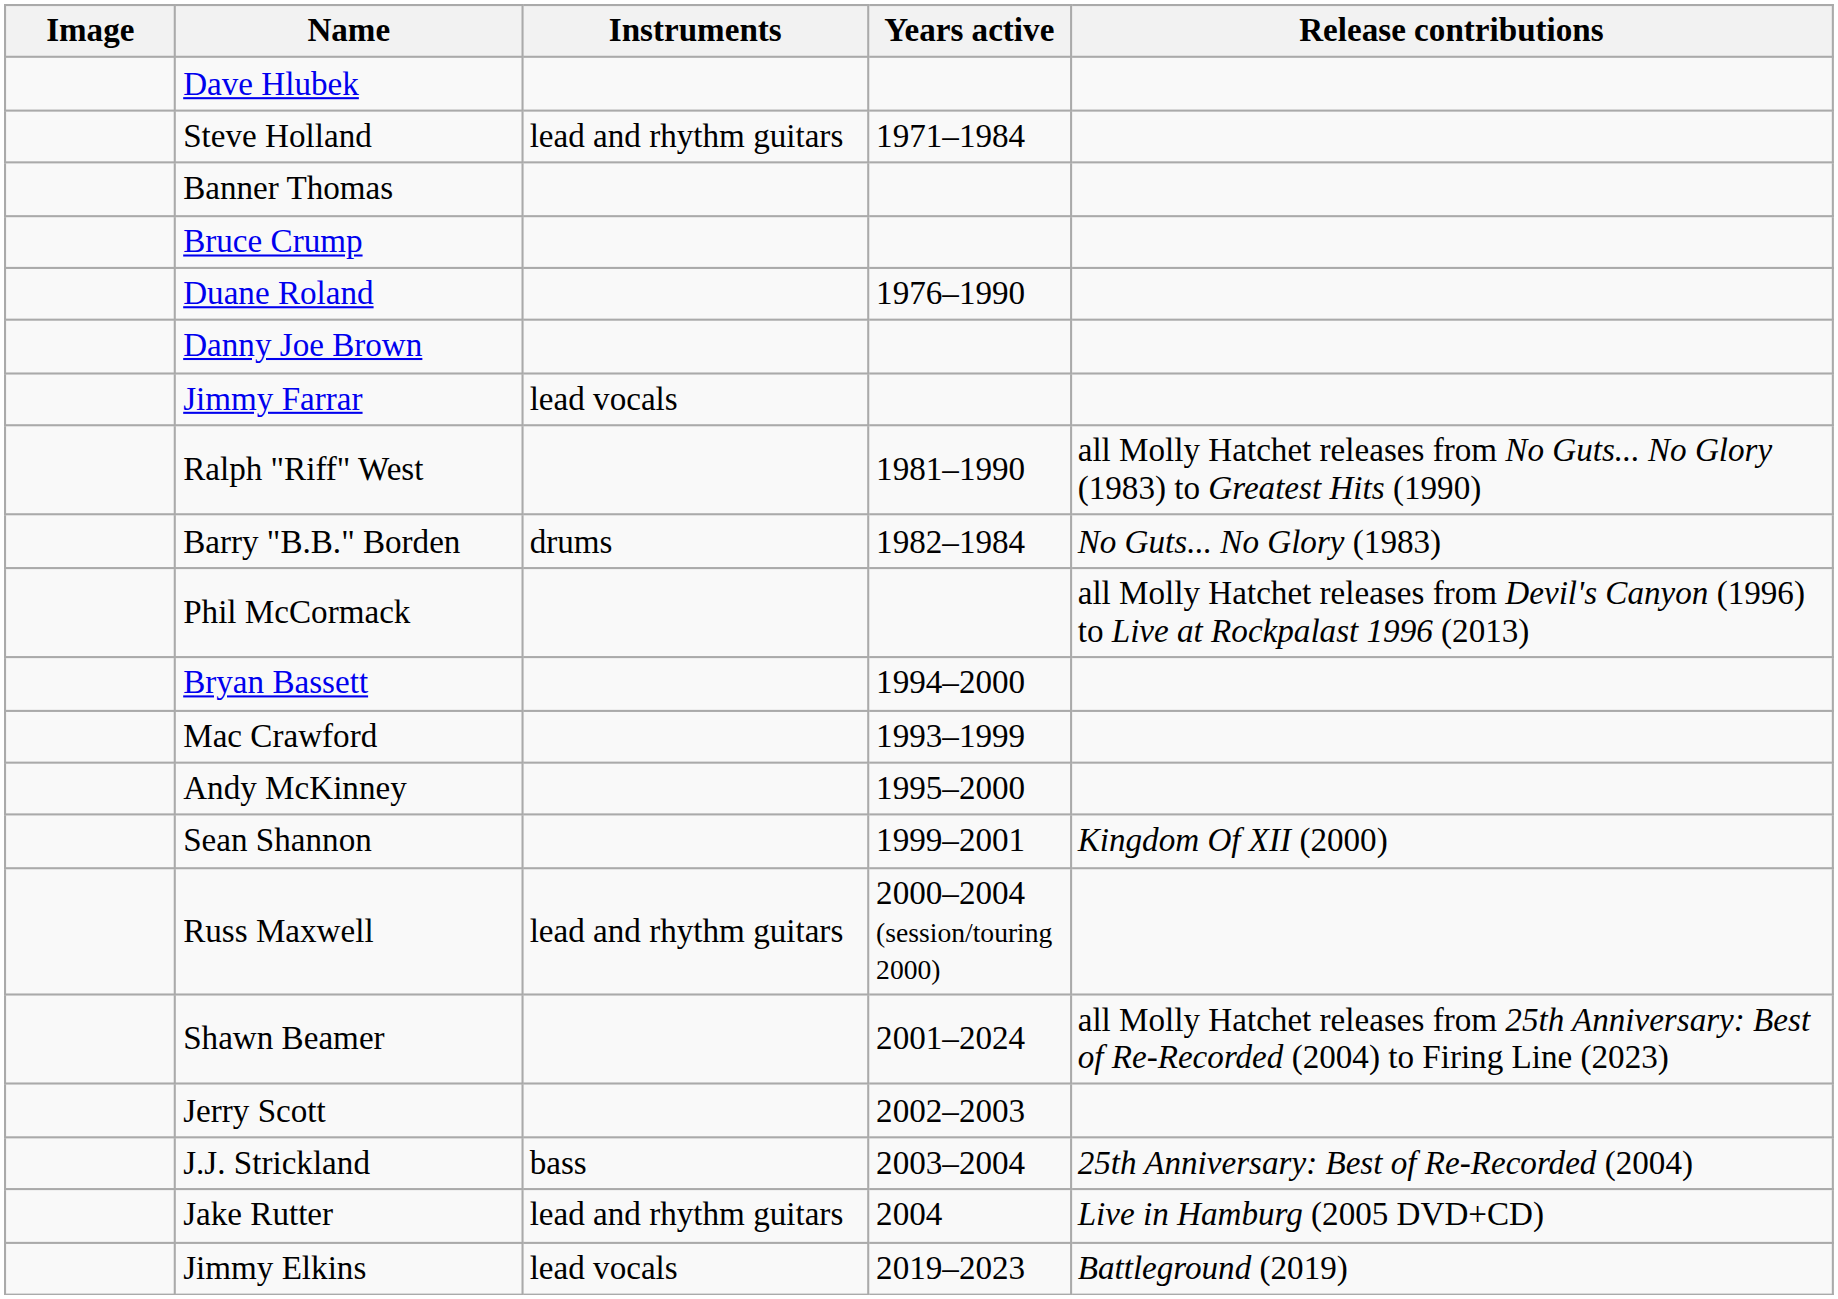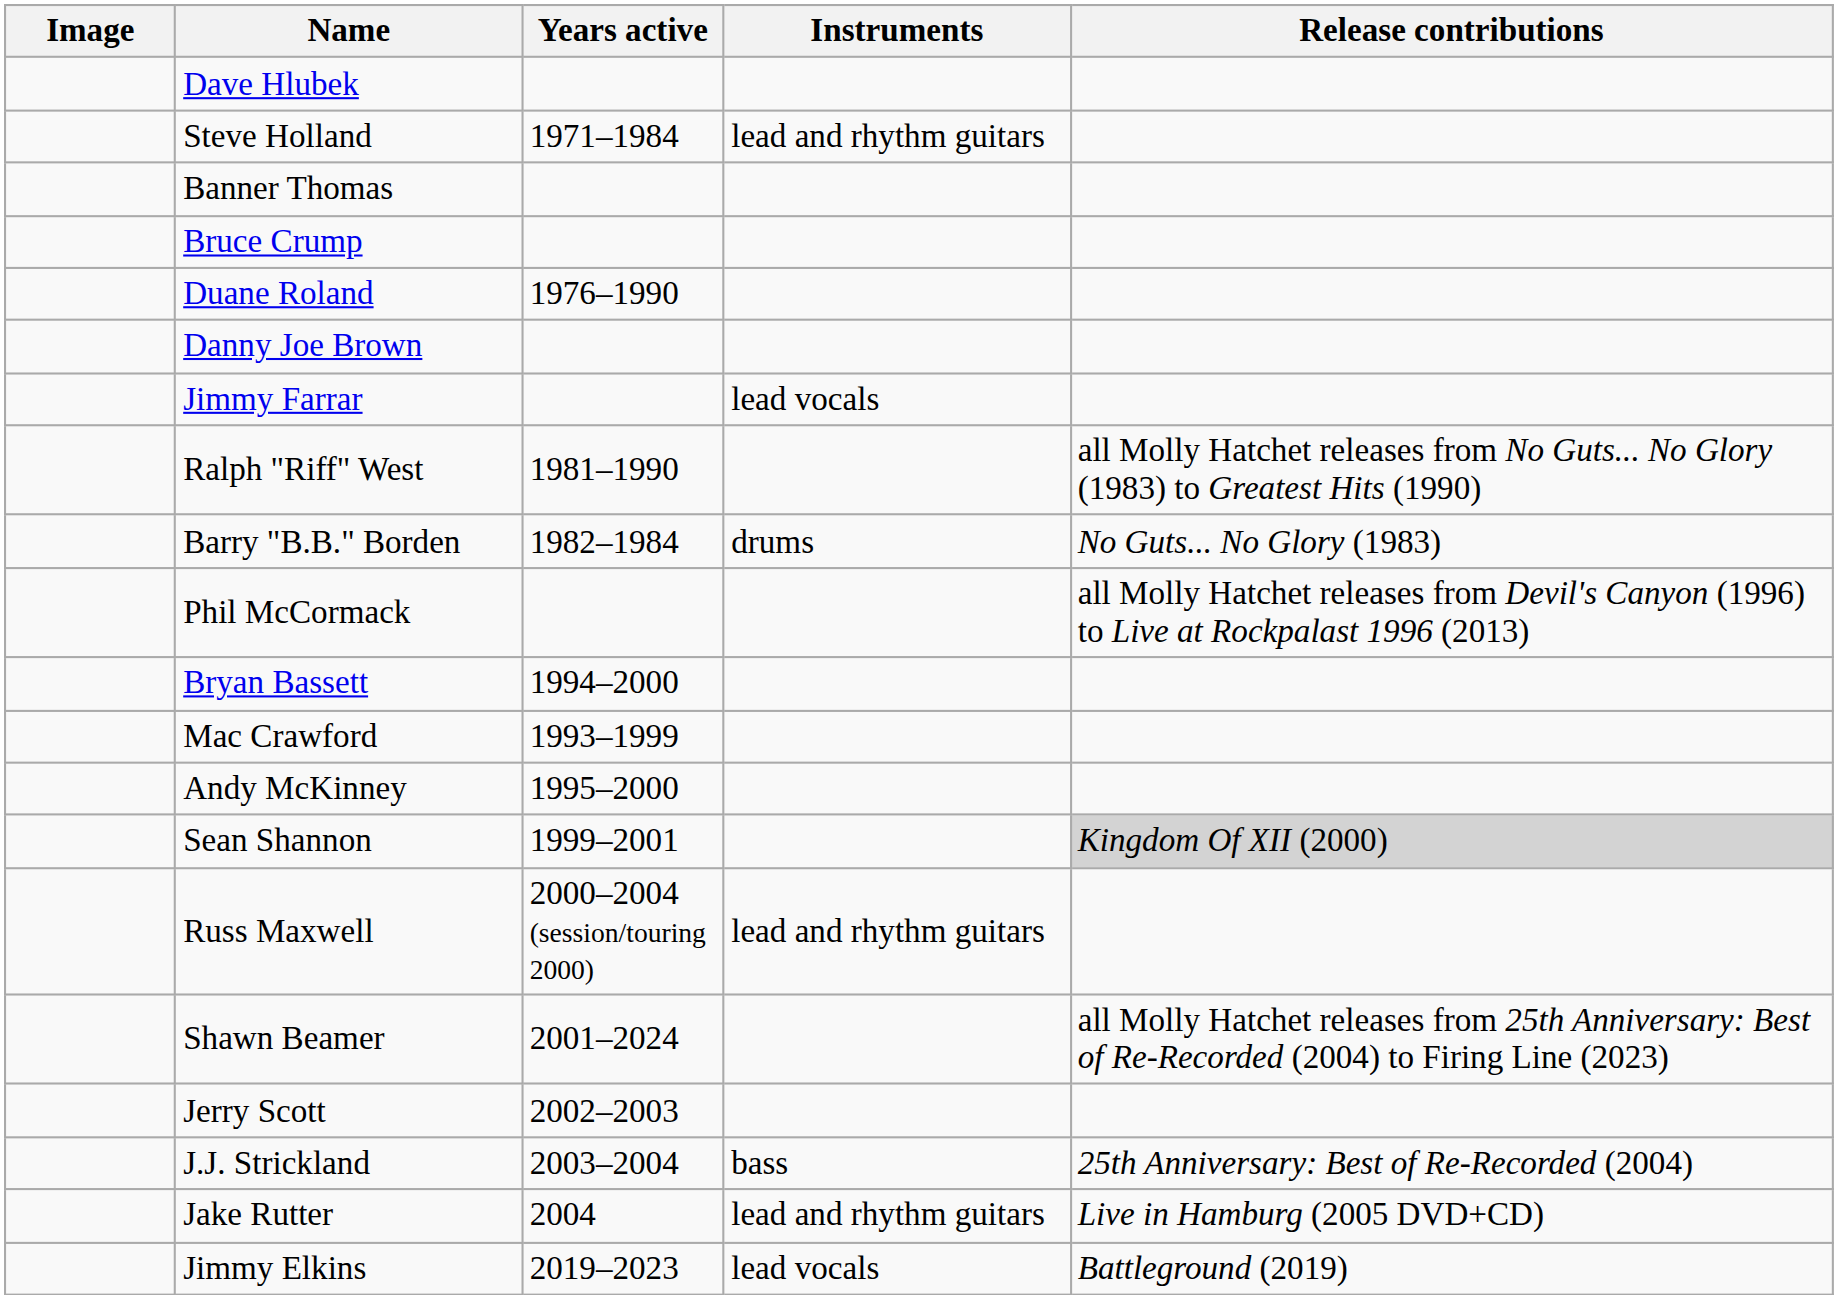columns swapped: (969, 30) <-> (695, 30)
(1233, 840) no background -> (1233, 840) lightgrey background
